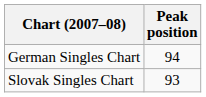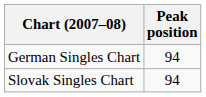(172, 80) 93 -> (172, 80) 94
